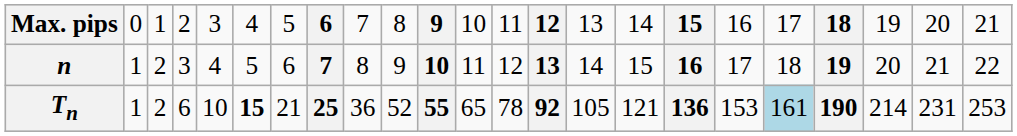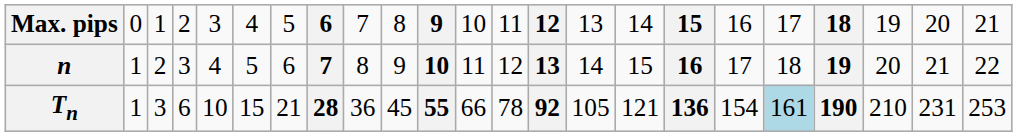(160, 108) 2 -> (160, 108) 3
(252, 108) bold -> (252, 108) normal
(326, 108) 25 -> (326, 108) 28
(400, 108) 52 -> (400, 108) 45
(473, 108) 65 -> (473, 108) 66
(739, 108) 153 -> (739, 108) 154
(888, 108) 214 -> (888, 108) 210
